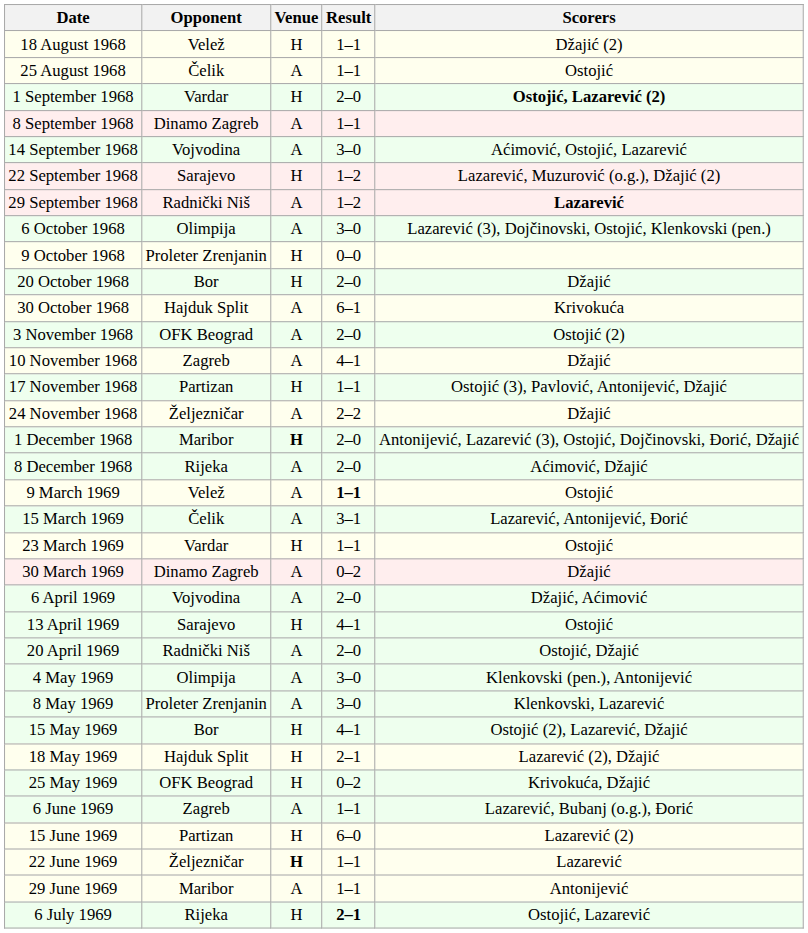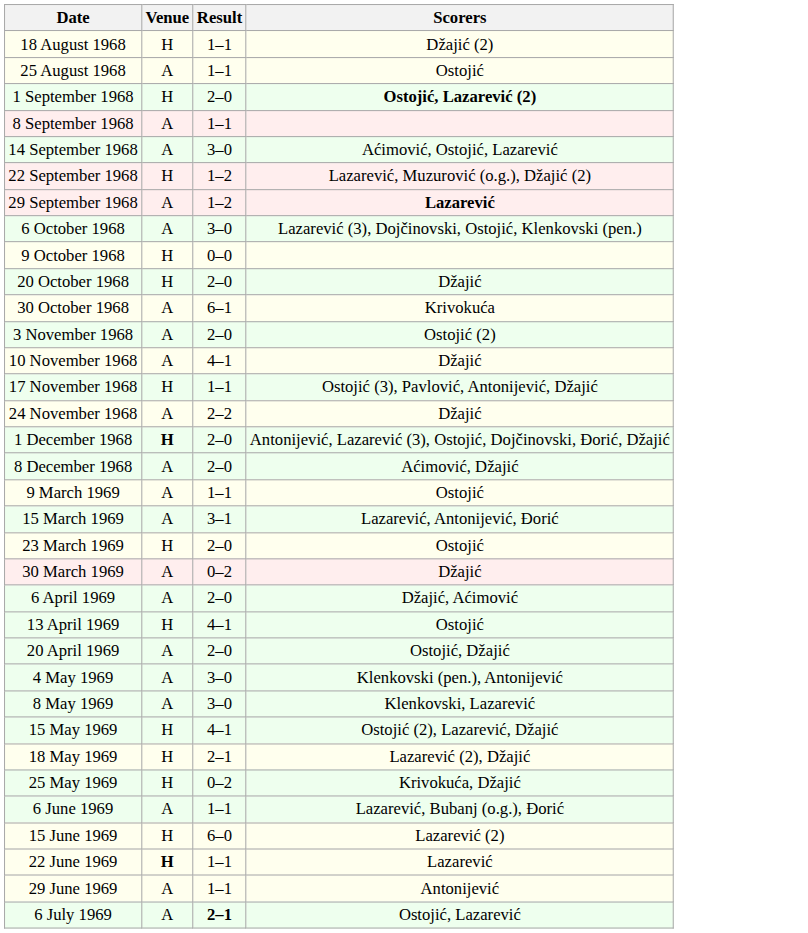- column: (206, 17)
(349, 492) bold -> (220, 492) normal
(349, 545) 1–1 -> (220, 545) 2–0
(296, 914) H -> (167, 914) A
